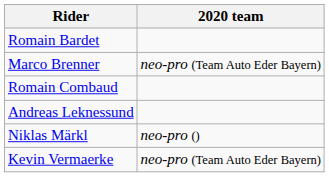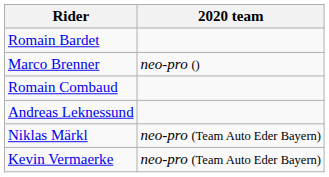(231, 64) neo-pro (Team Auto Eder Bayern) -> (170, 64) neo-pro ()
(170, 135) neo-pro () -> (231, 135) neo-pro (Team Auto Eder Bayern)
